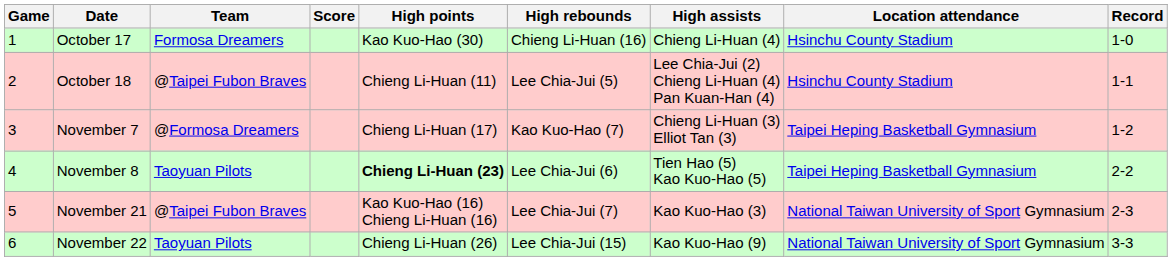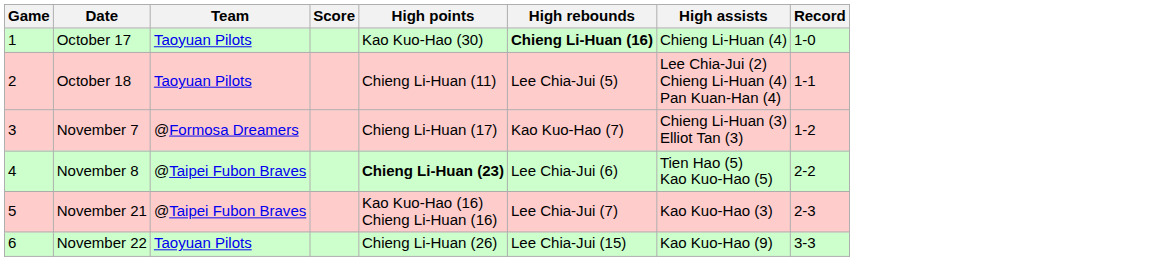- column: (946, 16)
(219, 40) Formosa Dreamers -> (203, 40) Taoyuan Pilots
(579, 40) normal -> (582, 40) bold
(230, 81) @Taipei Fubon Braves -> (203, 81) Taoyuan Pilots
(203, 171) Taoyuan Pilots -> (230, 171) @Taipei Fubon Braves
